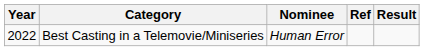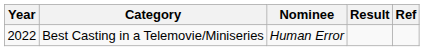columns swapped: (397, 14) <-> (360, 14)
